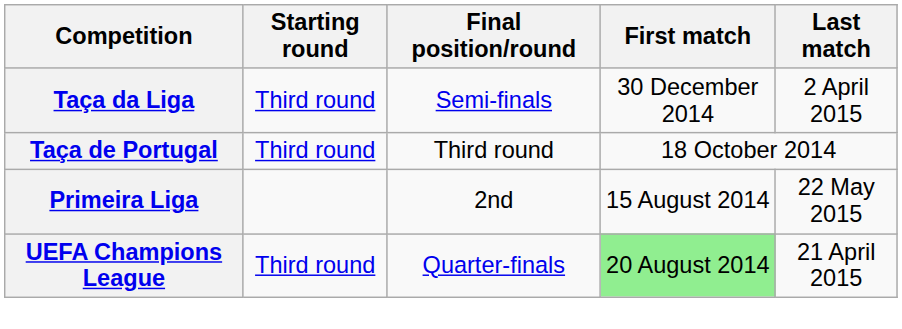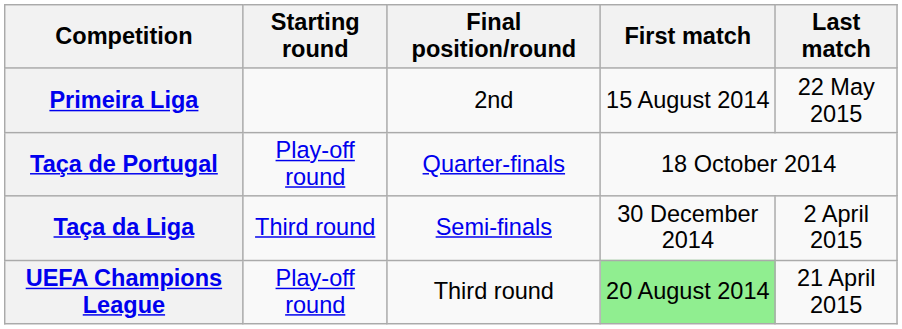rows swapped: (124, 201) <-> (124, 100)
(315, 150) Third round -> (315, 163) Play-off round
(494, 150) Third round -> (494, 163) Quarter-finals
(315, 264) Third round -> (315, 291) Play-off round
(494, 264) Quarter-finals -> (494, 291) Third round
